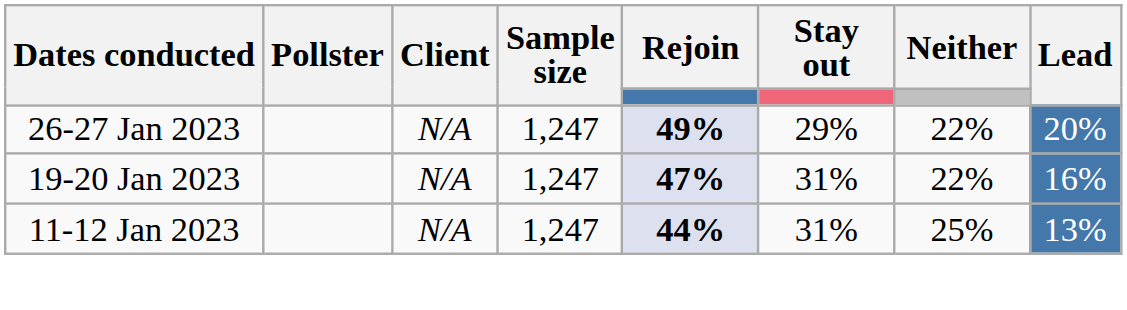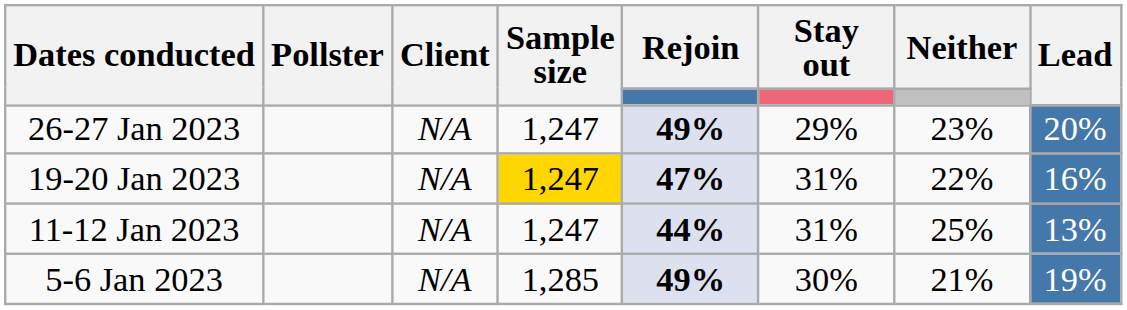(962, 130) 22% -> (962, 130) 23%
(560, 179) no background -> (560, 179) gold background
+ row: (134, 278)
